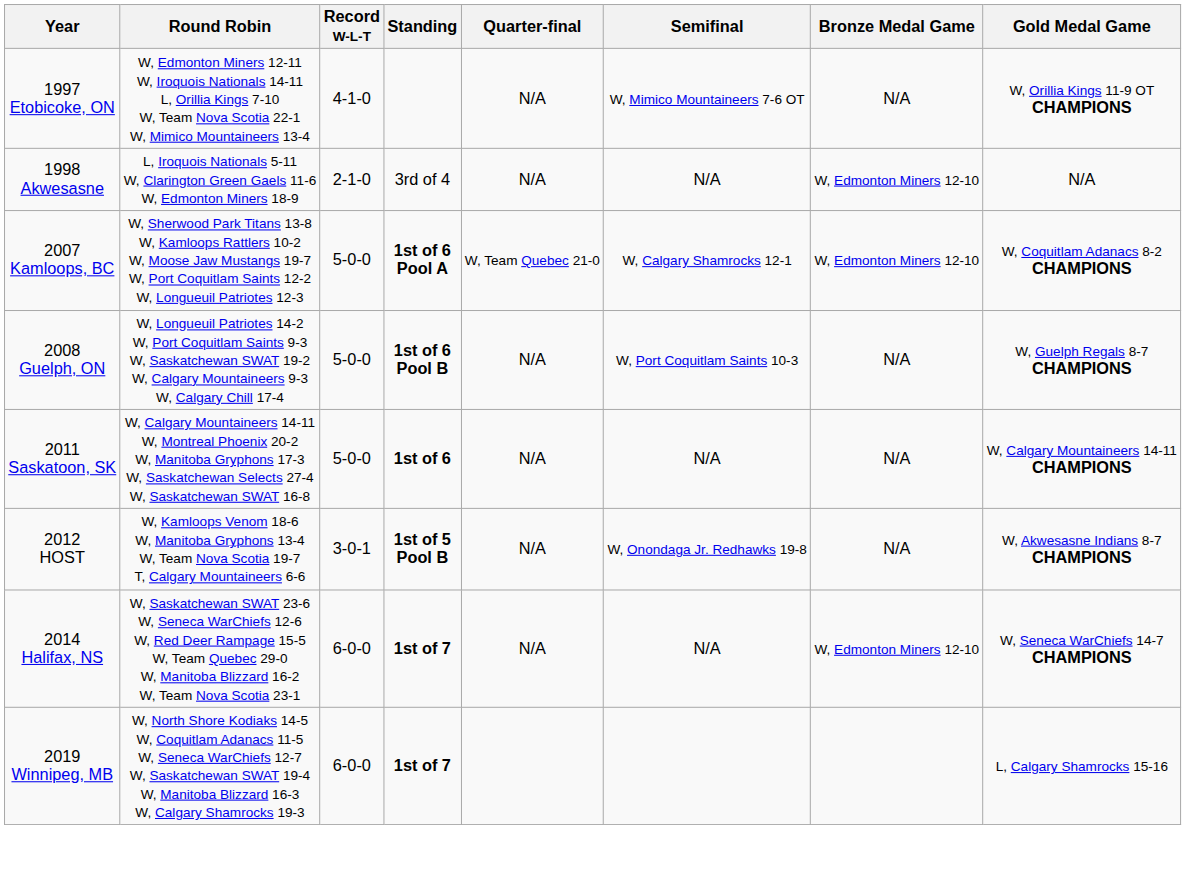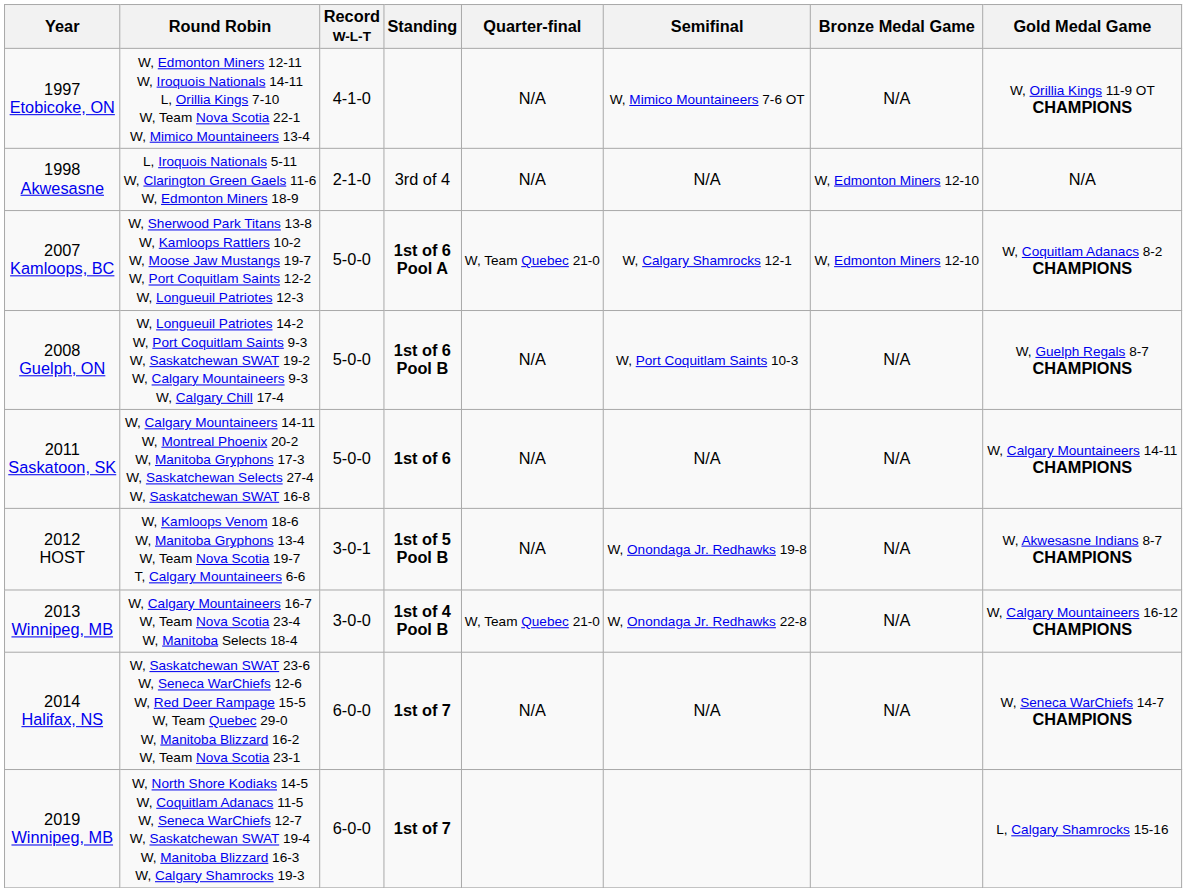+ row: (62, 620)
(897, 649) W, Edmonton Miners 12-10 -> (897, 711) N/A
